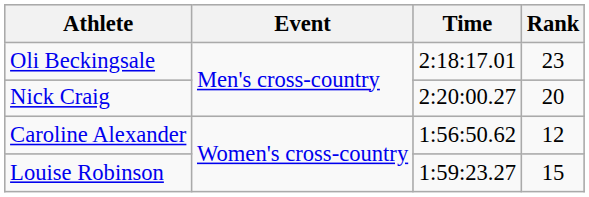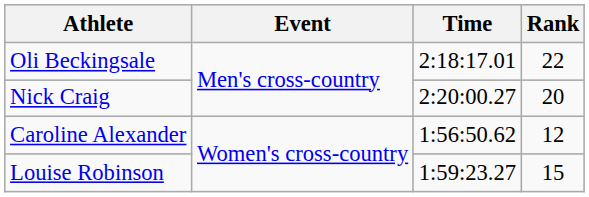(553, 60) 23 -> (553, 60) 22
